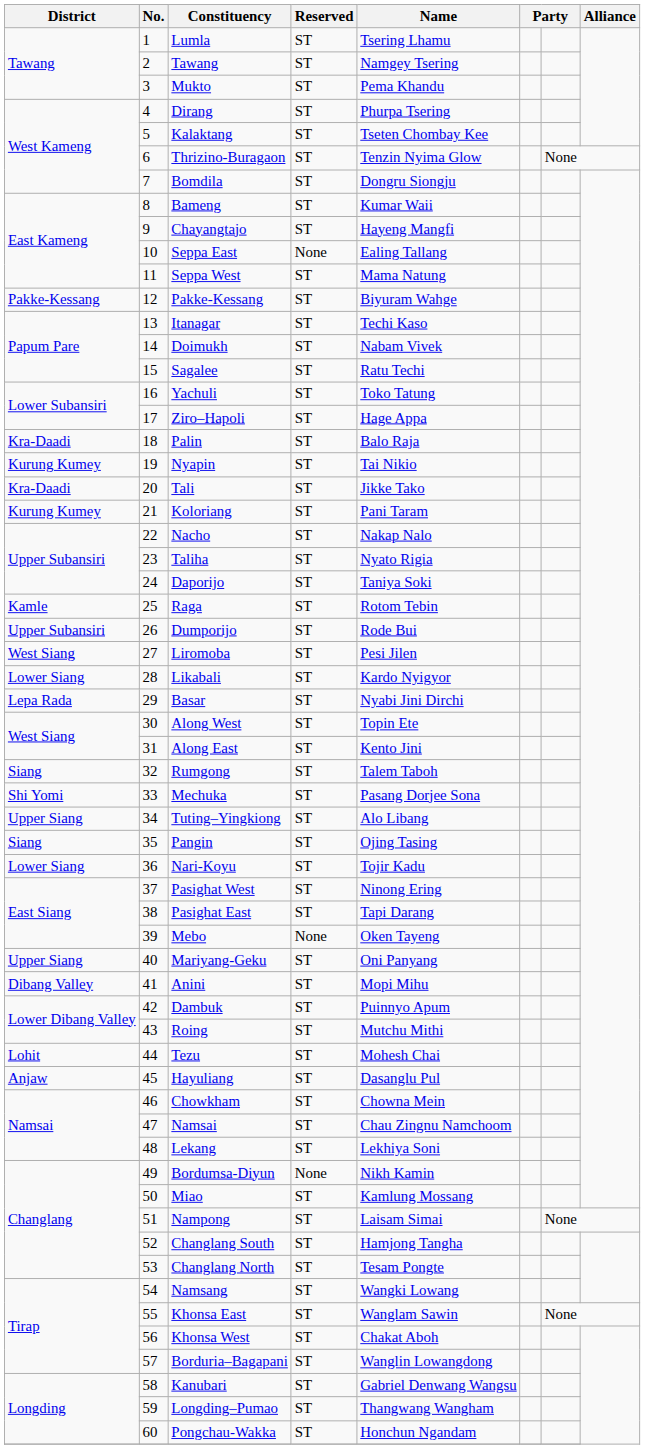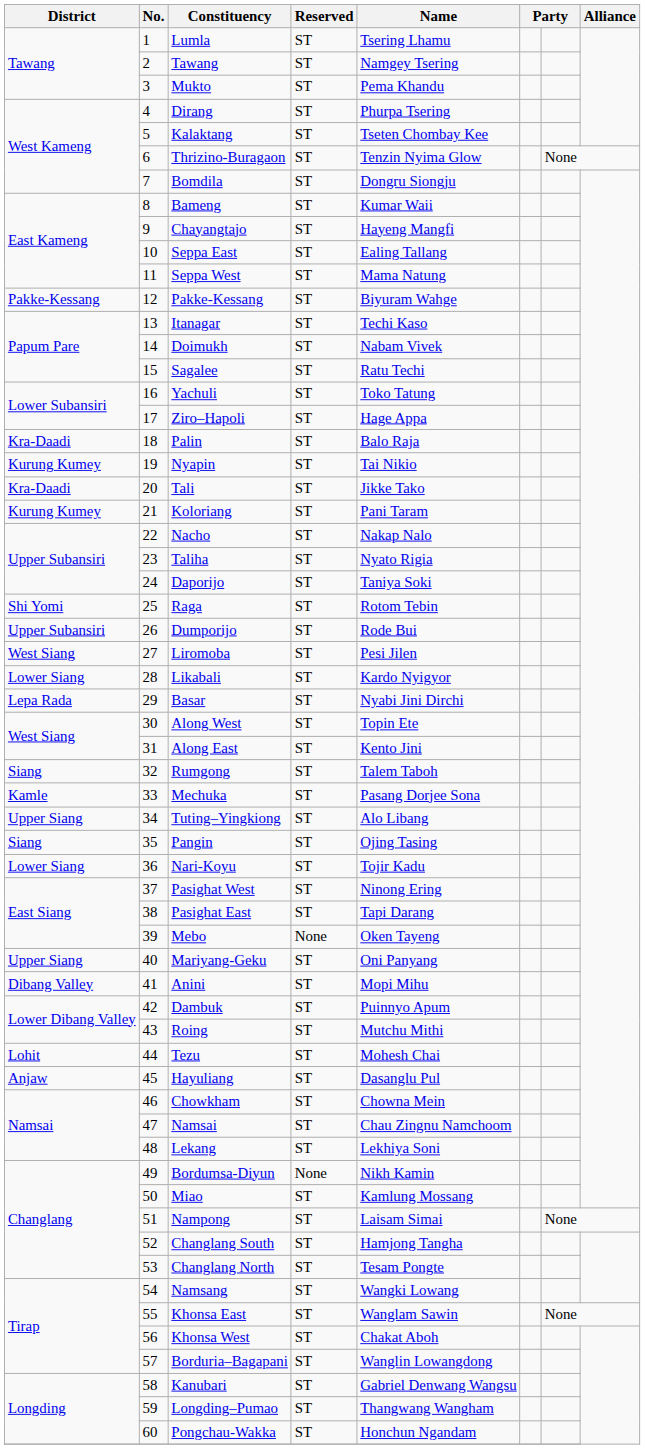(311, 252) None -> (303, 252) ST
(28, 606) Kamle -> (36, 606) Shi Yomi
(36, 795) Shi Yomi -> (28, 795) Kamle
